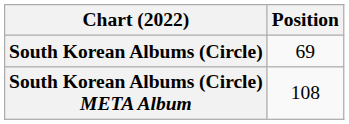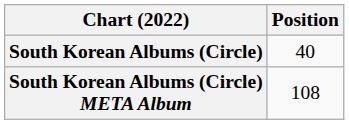(305, 50) 69 -> (305, 50) 40
